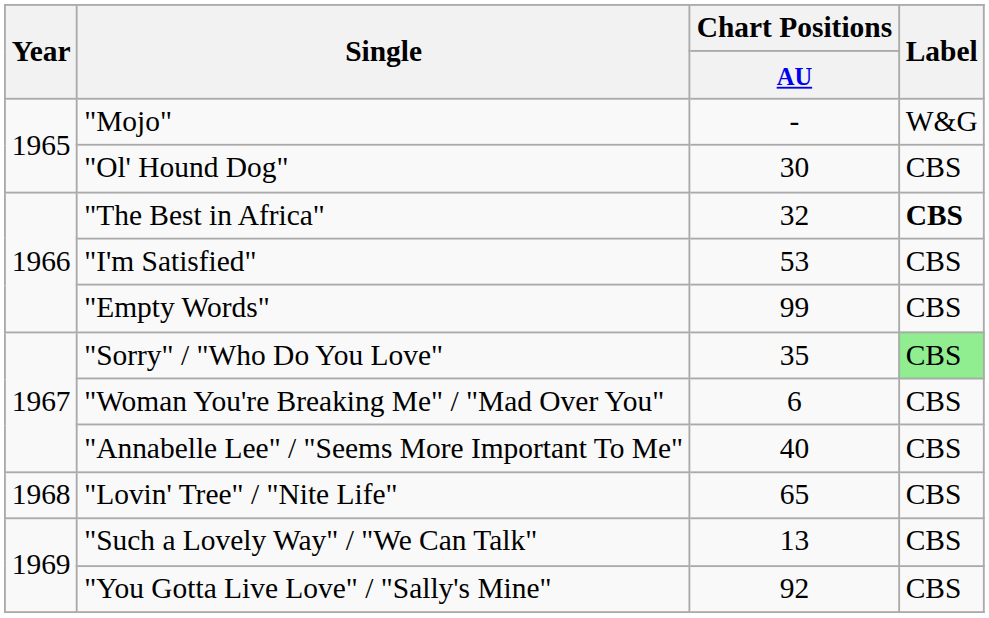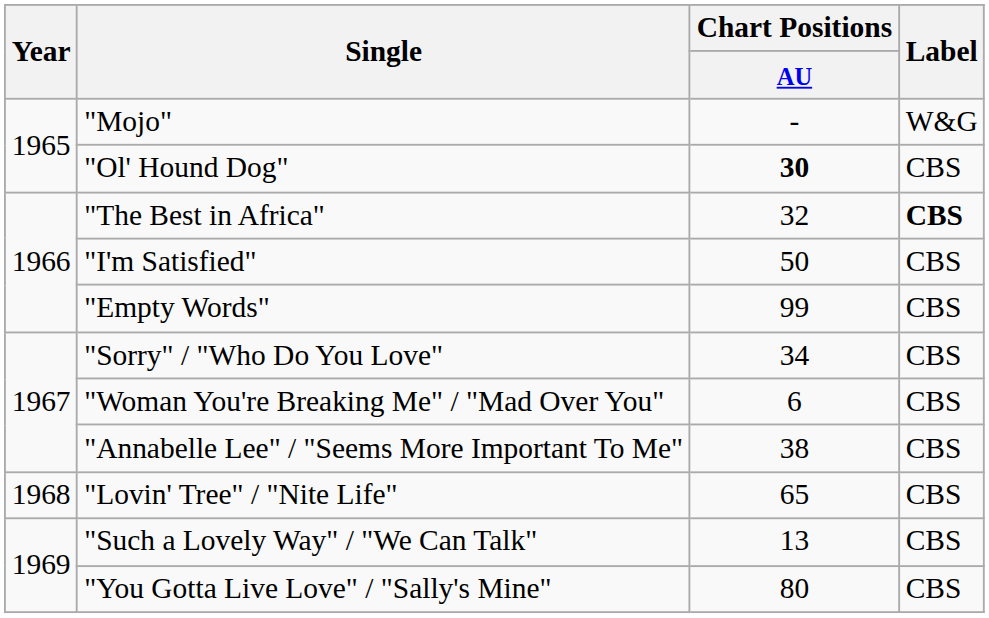(794, 167) normal -> (794, 167) bold
(794, 261) 53 -> (794, 261) 50
(794, 354) 35 -> (794, 354) 34
(934, 354) lightgreen background -> (934, 354) no background
(794, 448) 40 -> (794, 448) 38
(794, 588) 92 -> (794, 588) 80
